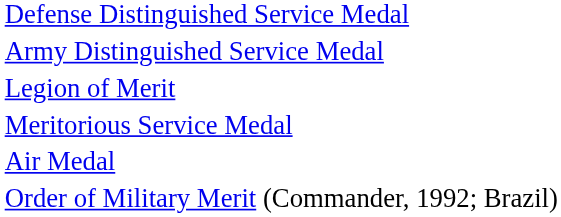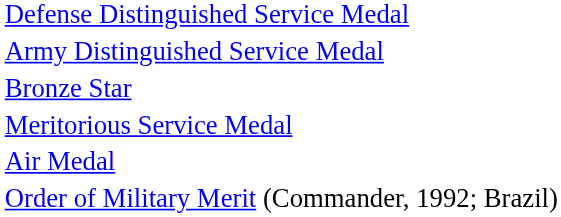- row: (90, 88)
+ row: (68, 88)
